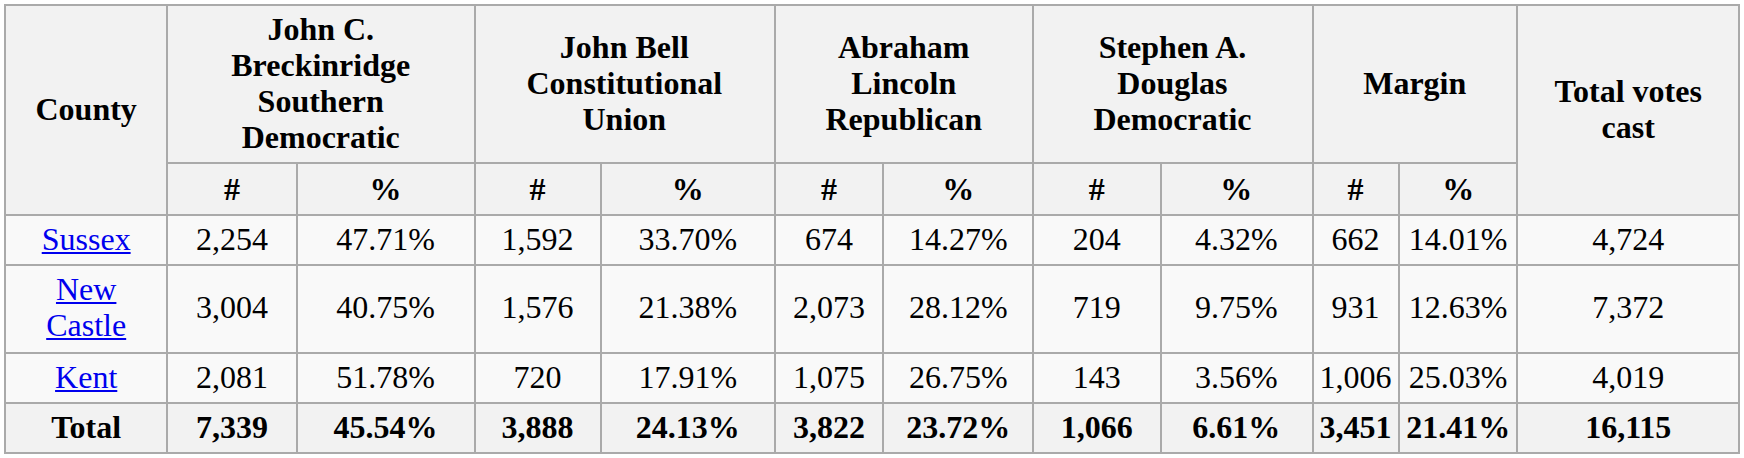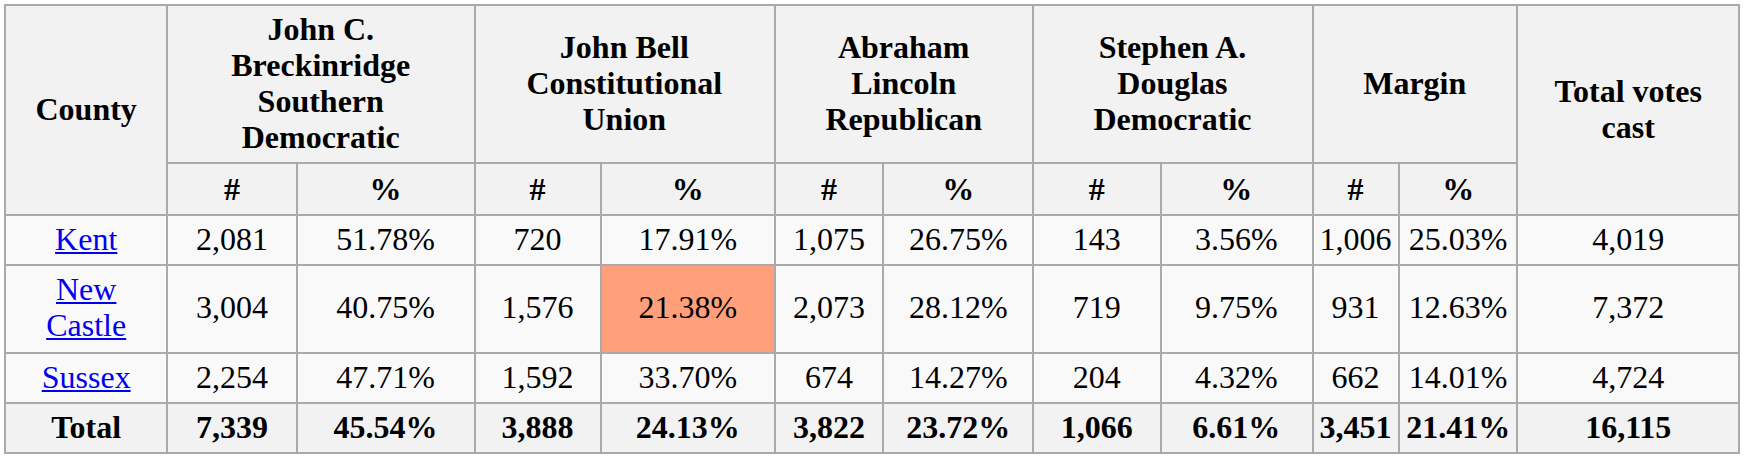rows swapped: (86, 376) <-> (86, 239)
(688, 308) no background -> (688, 308) lightsalmon background
